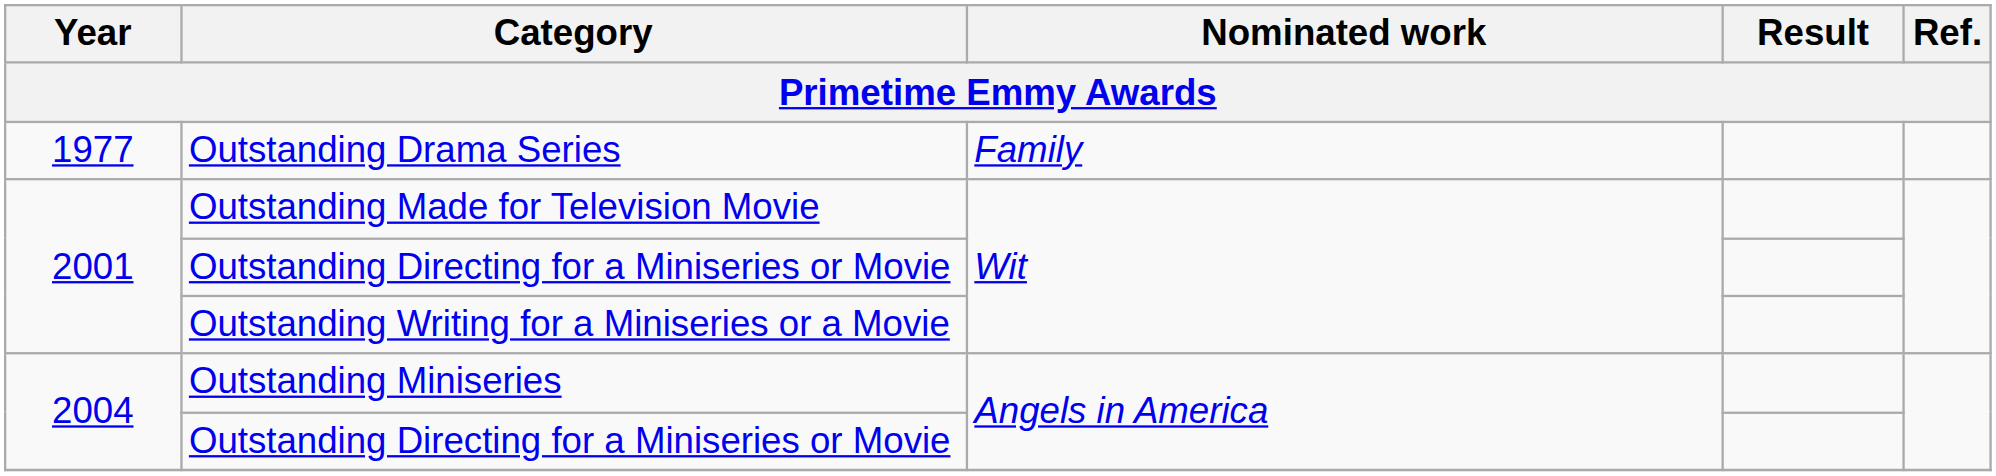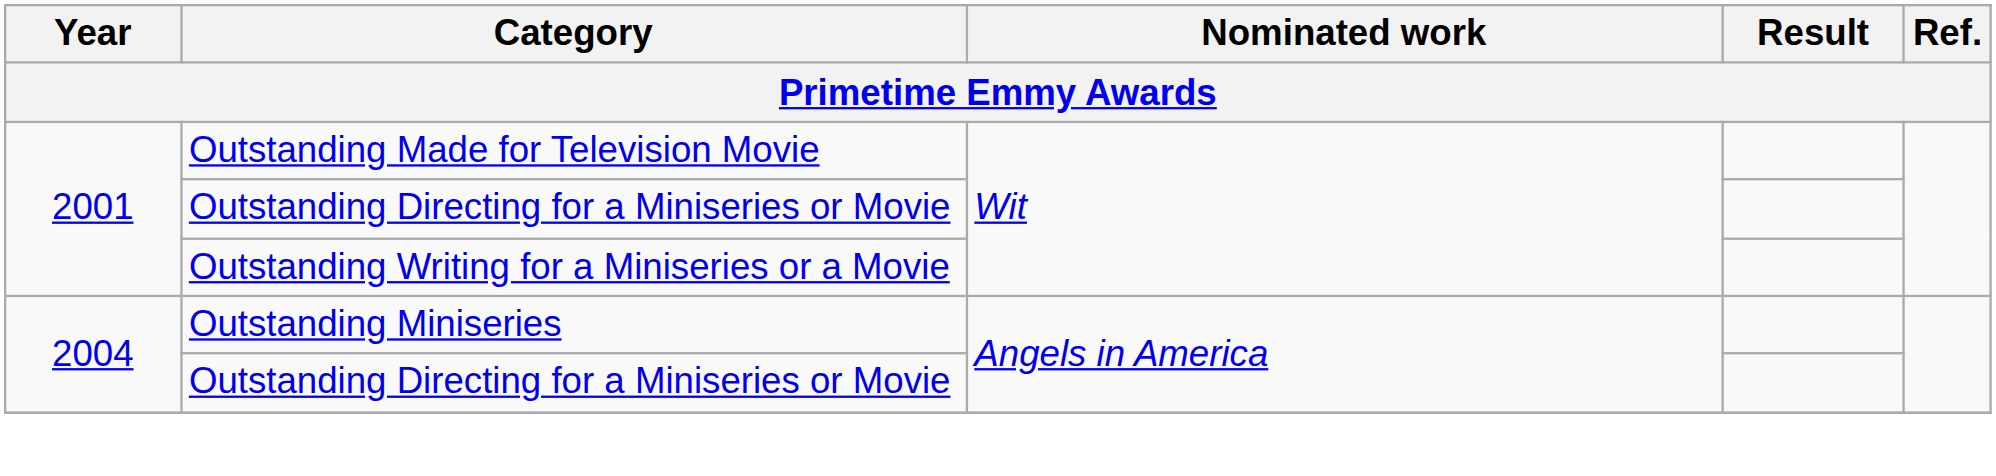- row: (93, 149)
